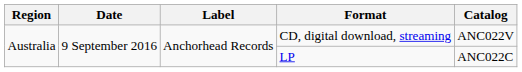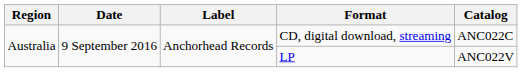(486, 35) ANC022V -> (485, 35) ANC022C
(485, 56) ANC022C -> (486, 56) ANC022V
